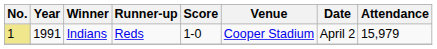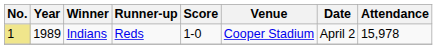(47, 34) 1991 -> (47, 34) 1989
(380, 34) 15,979 -> (380, 34) 15,978
